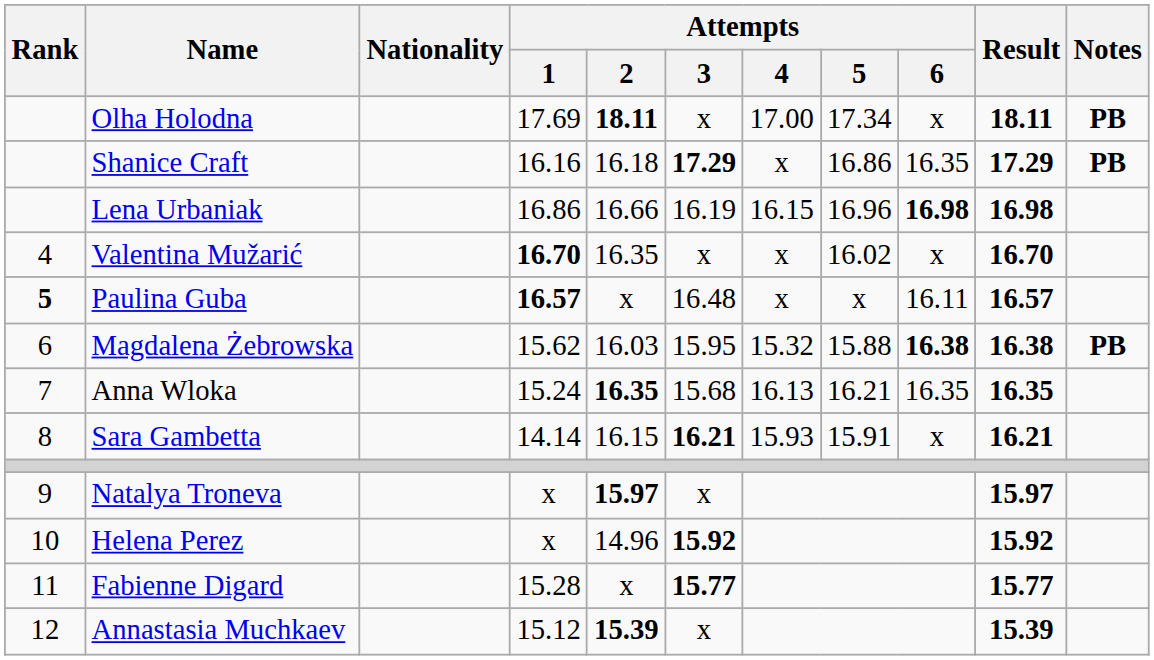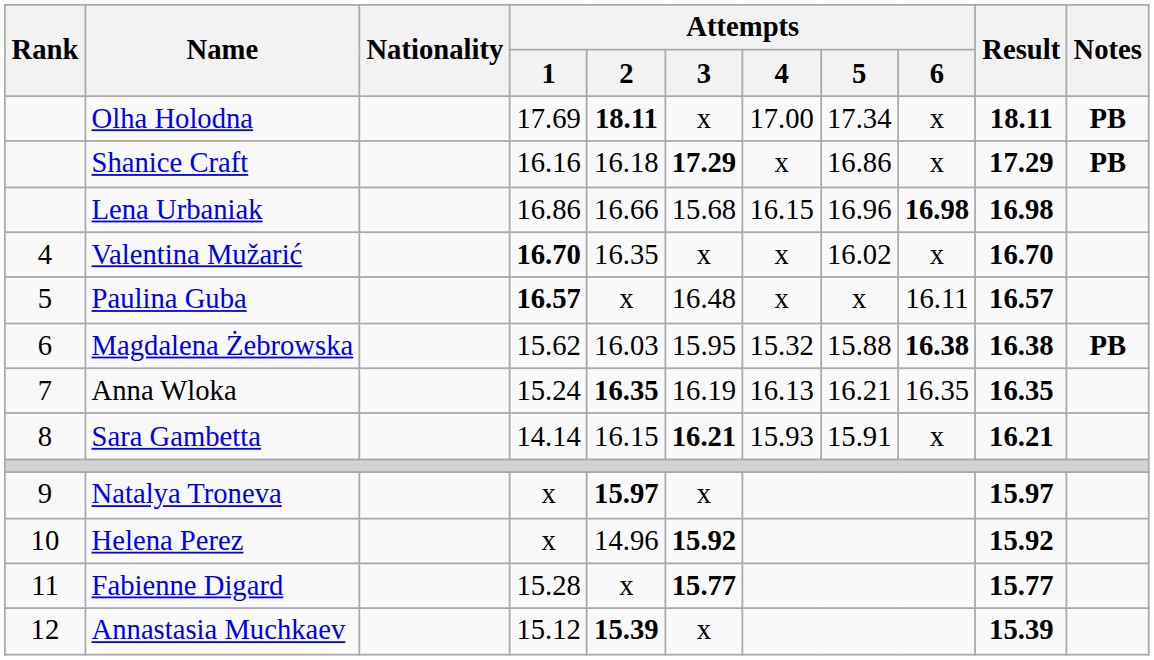(937, 163) 16.35 -> (937, 163) x
(704, 208) 16.19 -> (704, 208) 15.68
(45, 299) bold -> (45, 299) normal
(704, 390) 15.68 -> (704, 390) 16.19
